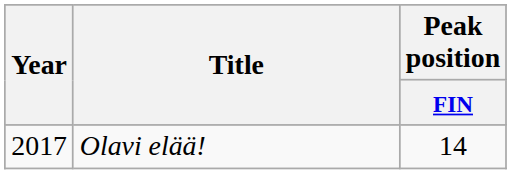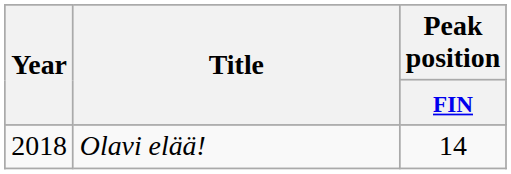(39, 146) 2017 -> (39, 146) 2018
